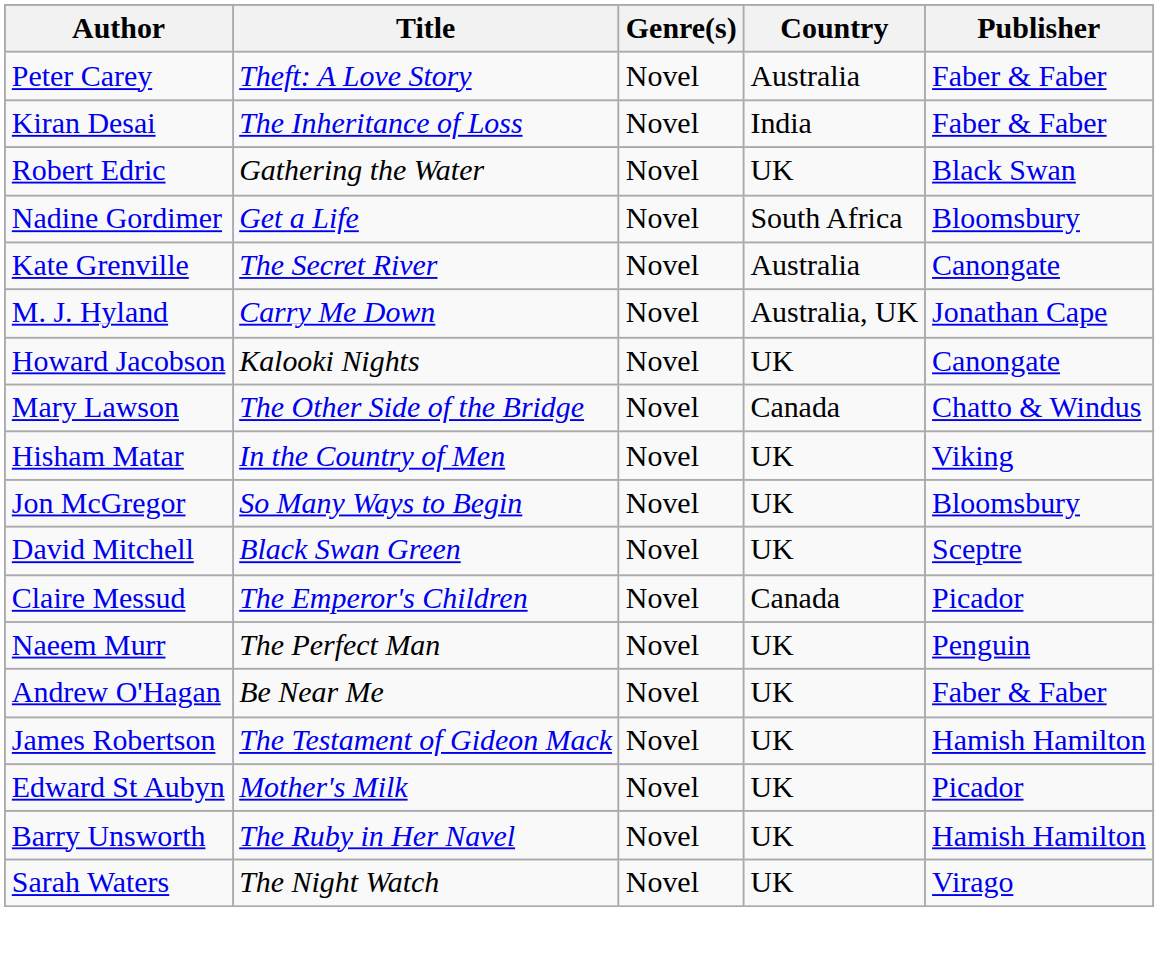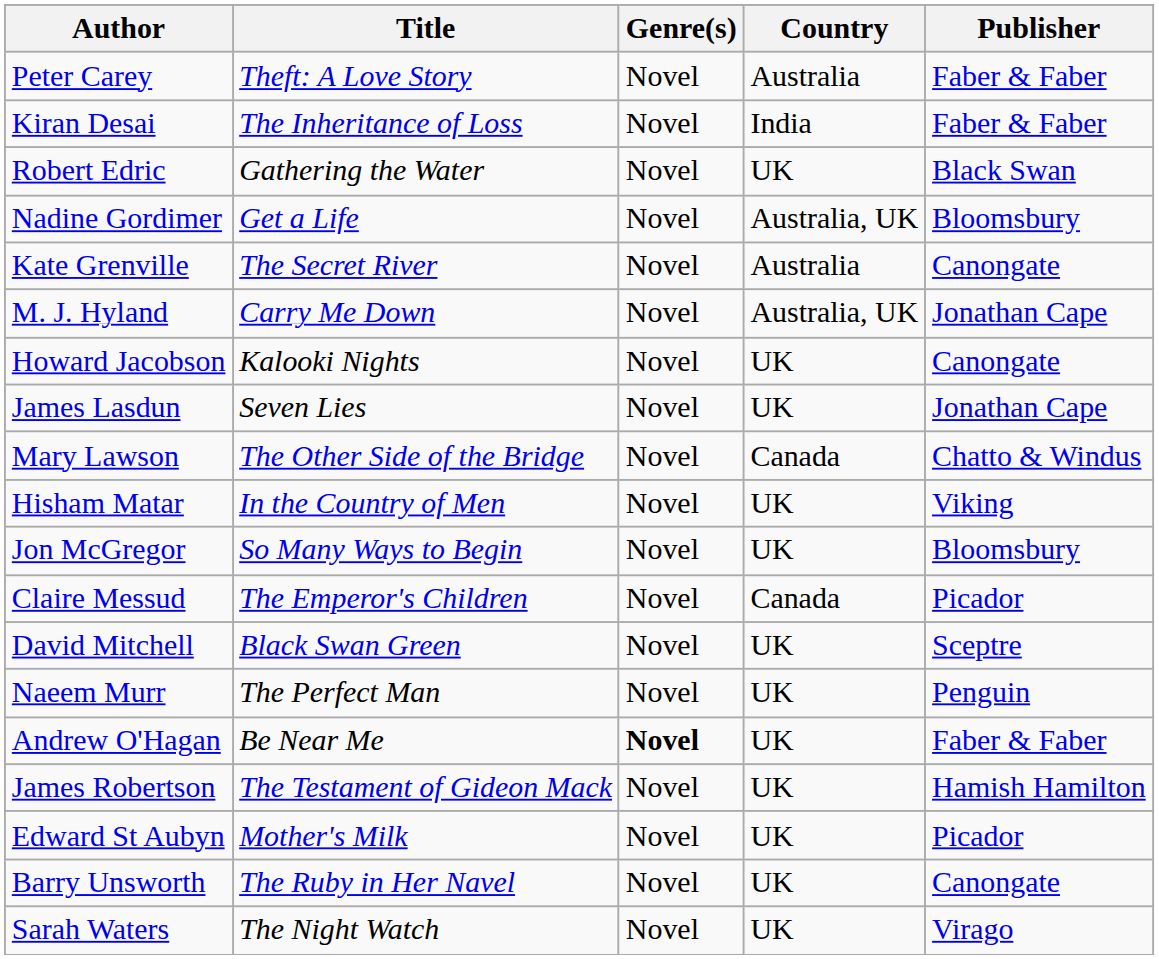(826, 218) South Africa -> (834, 218) Australia, UK
+ row: (96, 407)
rows swapped: (99, 597) <-> (103, 550)
(662, 692) normal -> (662, 739) bold
(1039, 834) Hamish Hamilton -> (996, 882) Canongate
